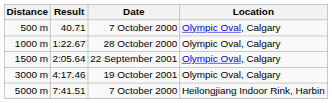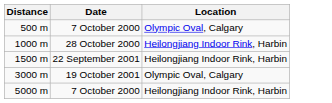- column: (69, 12)
(231, 43) Olympic Oval, Calgary -> (216, 43) Heilongjiang Indoor Rink, Harbin
(231, 59) Olympic Oval, Calgary -> (216, 59) Heilongjiang Indoor Rink, Harbin
